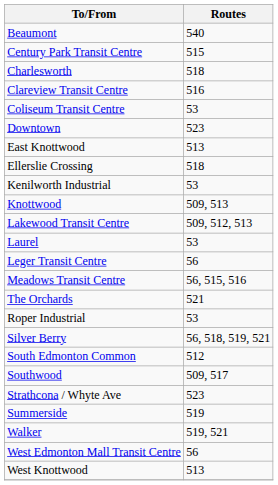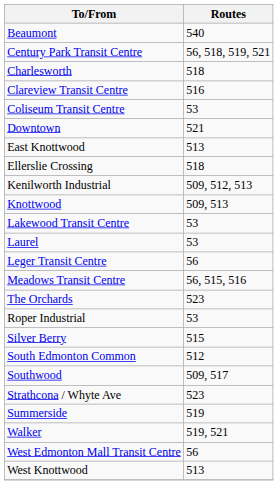(195, 52) 515 -> (228, 52) 56, 518, 519, 521
(195, 128) 523 -> (195, 128) 521
(192, 185) 53 -> (219, 185) 509, 512, 513
(219, 223) 509, 512, 513 -> (192, 223) 53
(195, 299) 521 -> (195, 299) 523
(228, 337) 56, 518, 519, 521 -> (195, 337) 515
